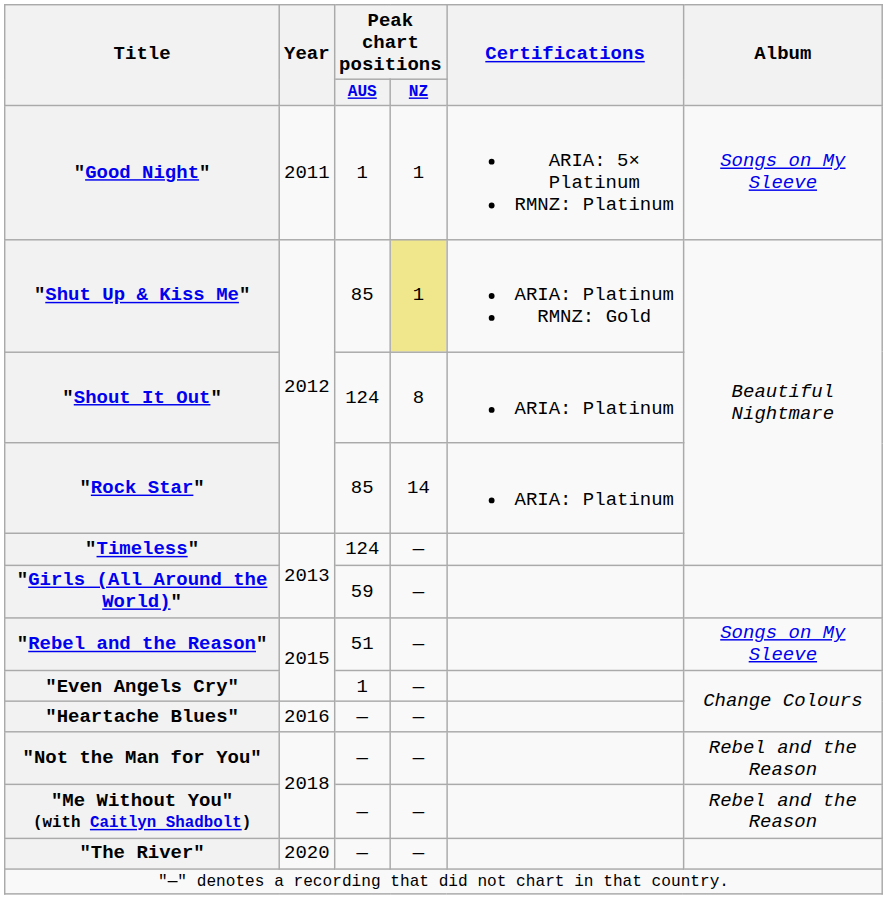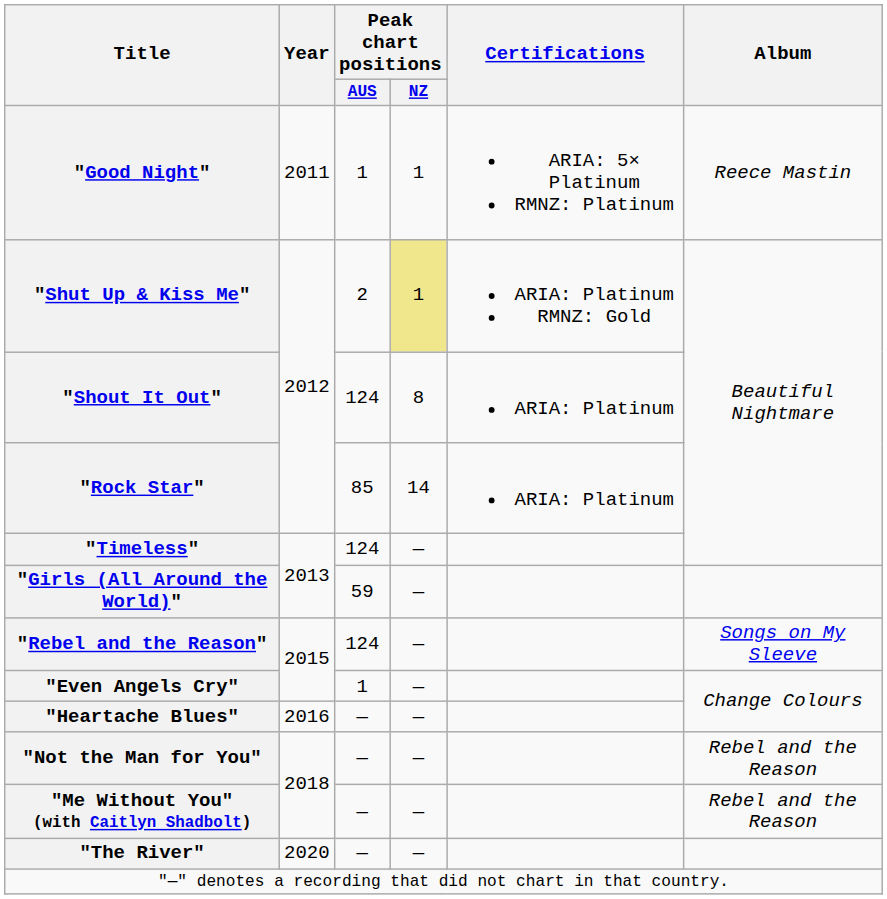(783, 172) Songs on My Sleeve -> (783, 172) Reece Mastin
(362, 296) 85 -> (362, 296) 2
(362, 644) 51 -> (362, 644) 124
